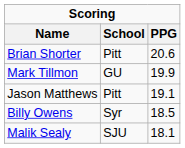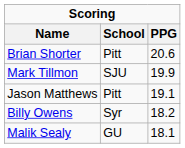(113, 73) GU -> (115, 73) SJU
(163, 113) 18.5 -> (163, 113) 18.2
(115, 133) SJU -> (113, 133) GU
